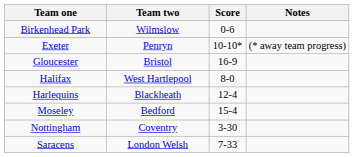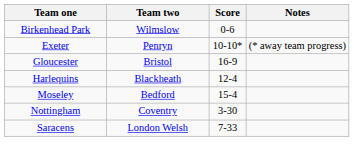- row: (55, 78)
